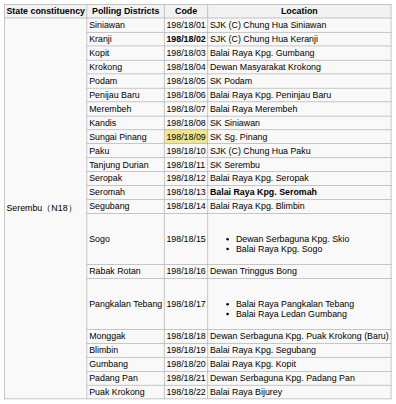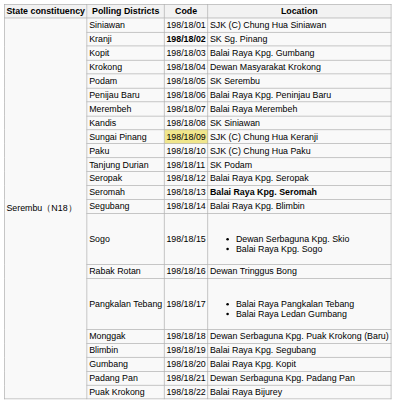(264, 39) SJK (C) Chung Hua Keranji -> (239, 39) SK Sg. Pinang
(231, 81) SK Podam -> (235, 81) SK Serembu
(239, 136) SK Sg. Pinang -> (264, 136) SJK (C) Chung Hua Keranji
(235, 164) SK Serembu -> (231, 164) SK Podam
